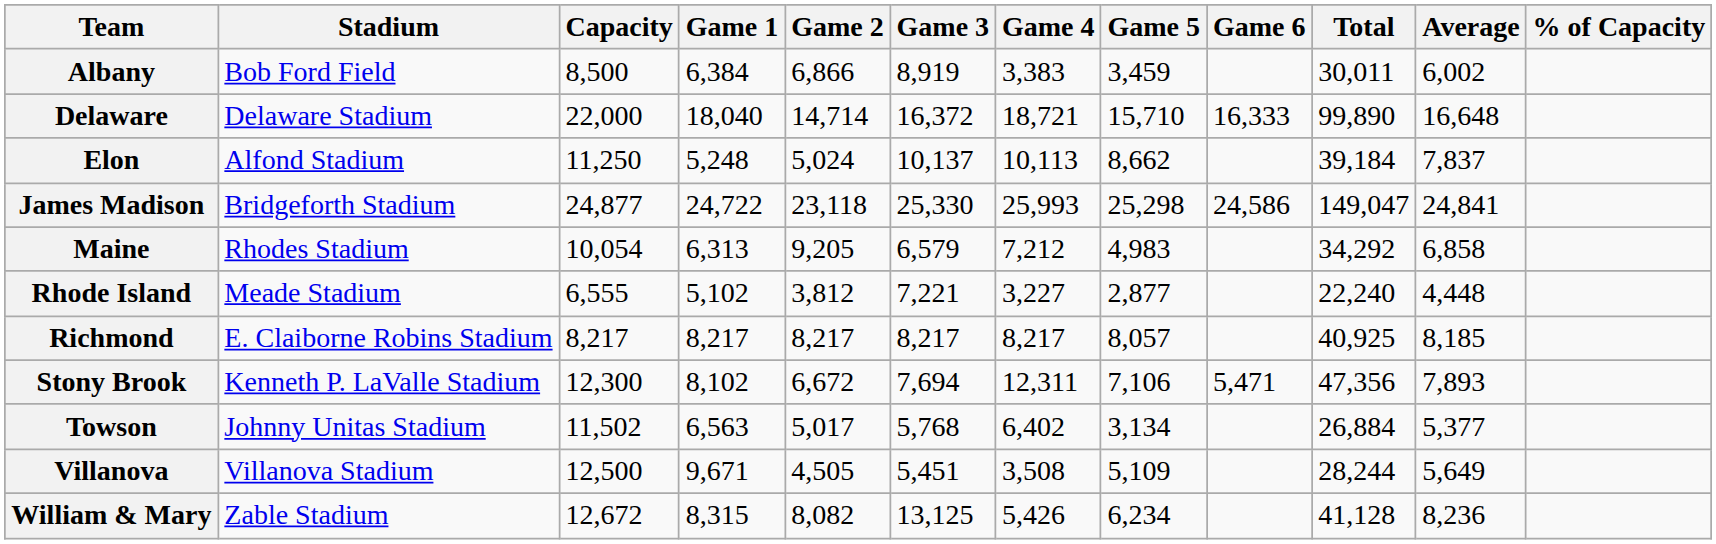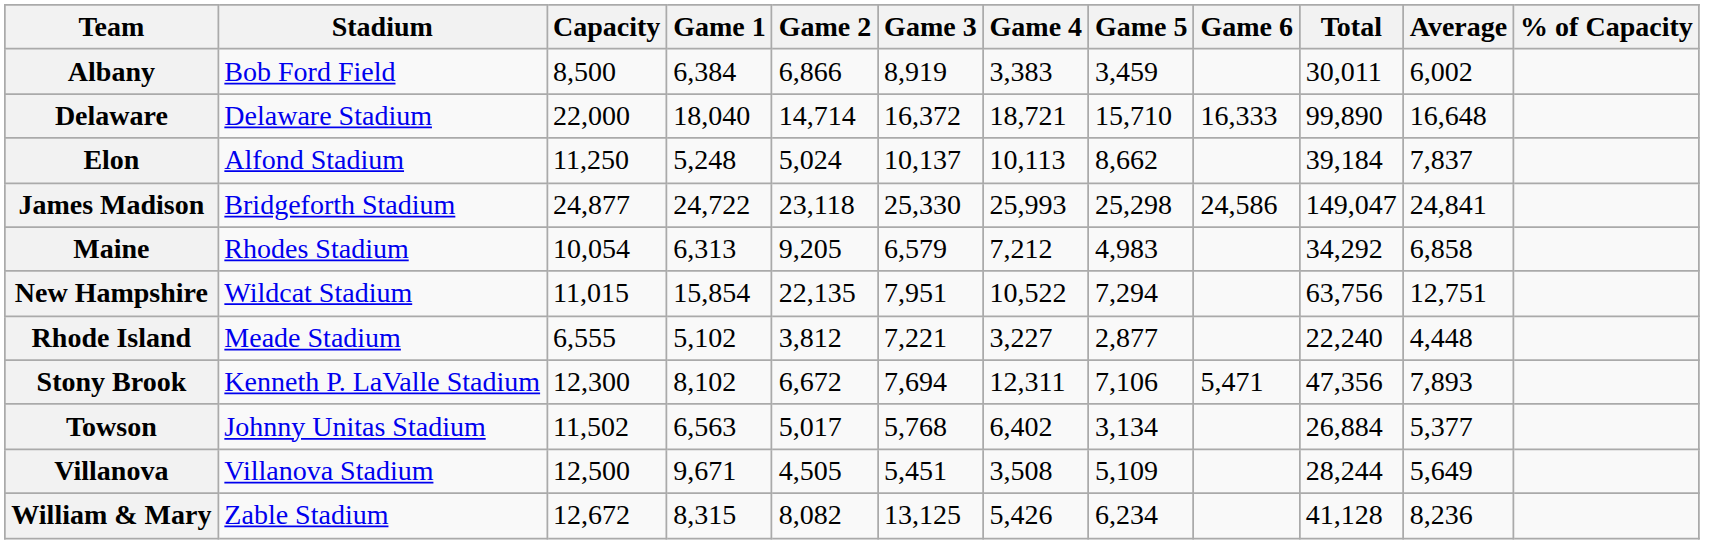+ row: (111, 293)
- row: (111, 337)
